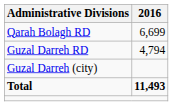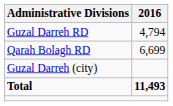rows swapped: (48, 50) <-> (49, 31)
